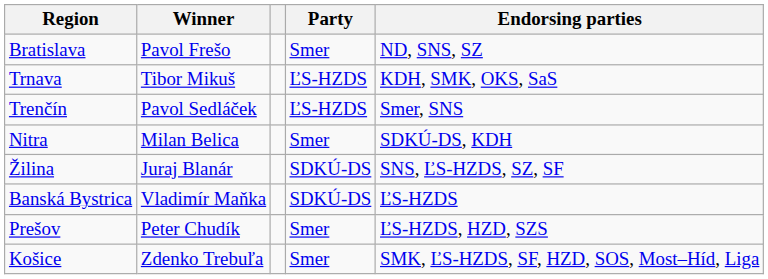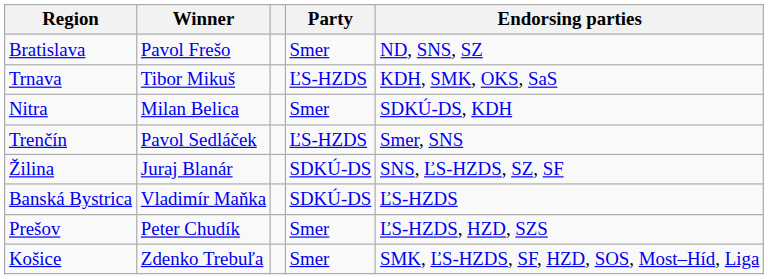rows swapped: (38, 109) <-> (28, 139)
